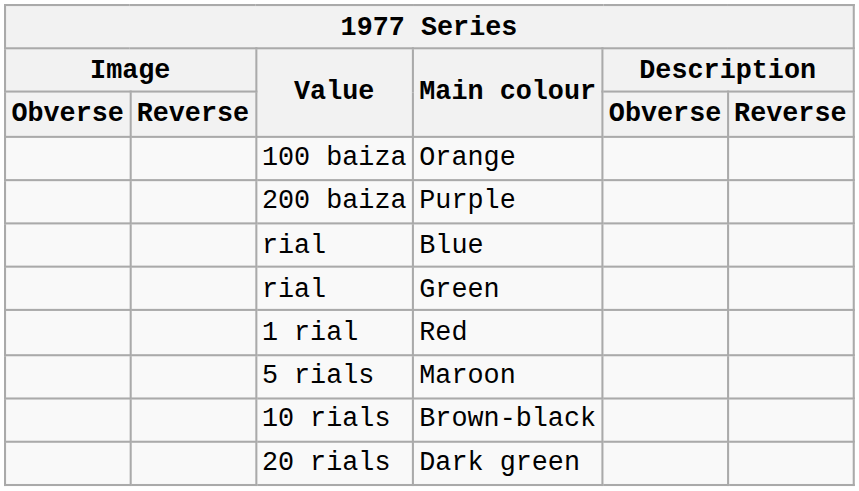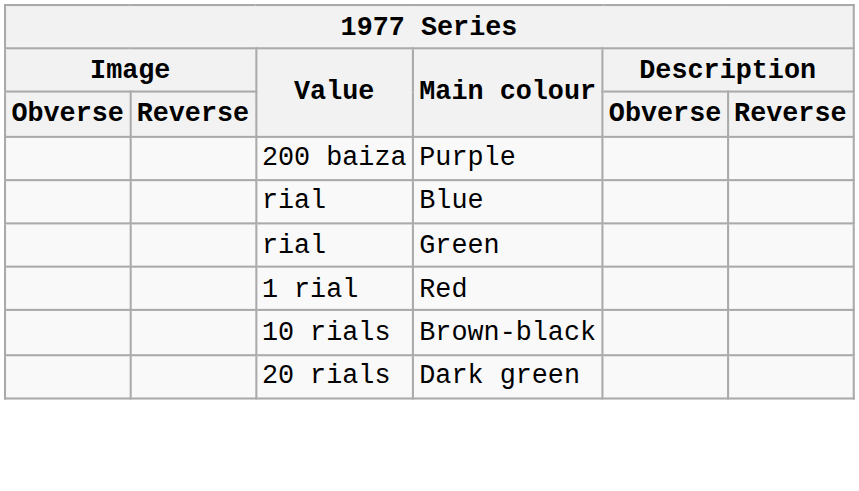- row: (467, 158)
- row: (467, 376)
